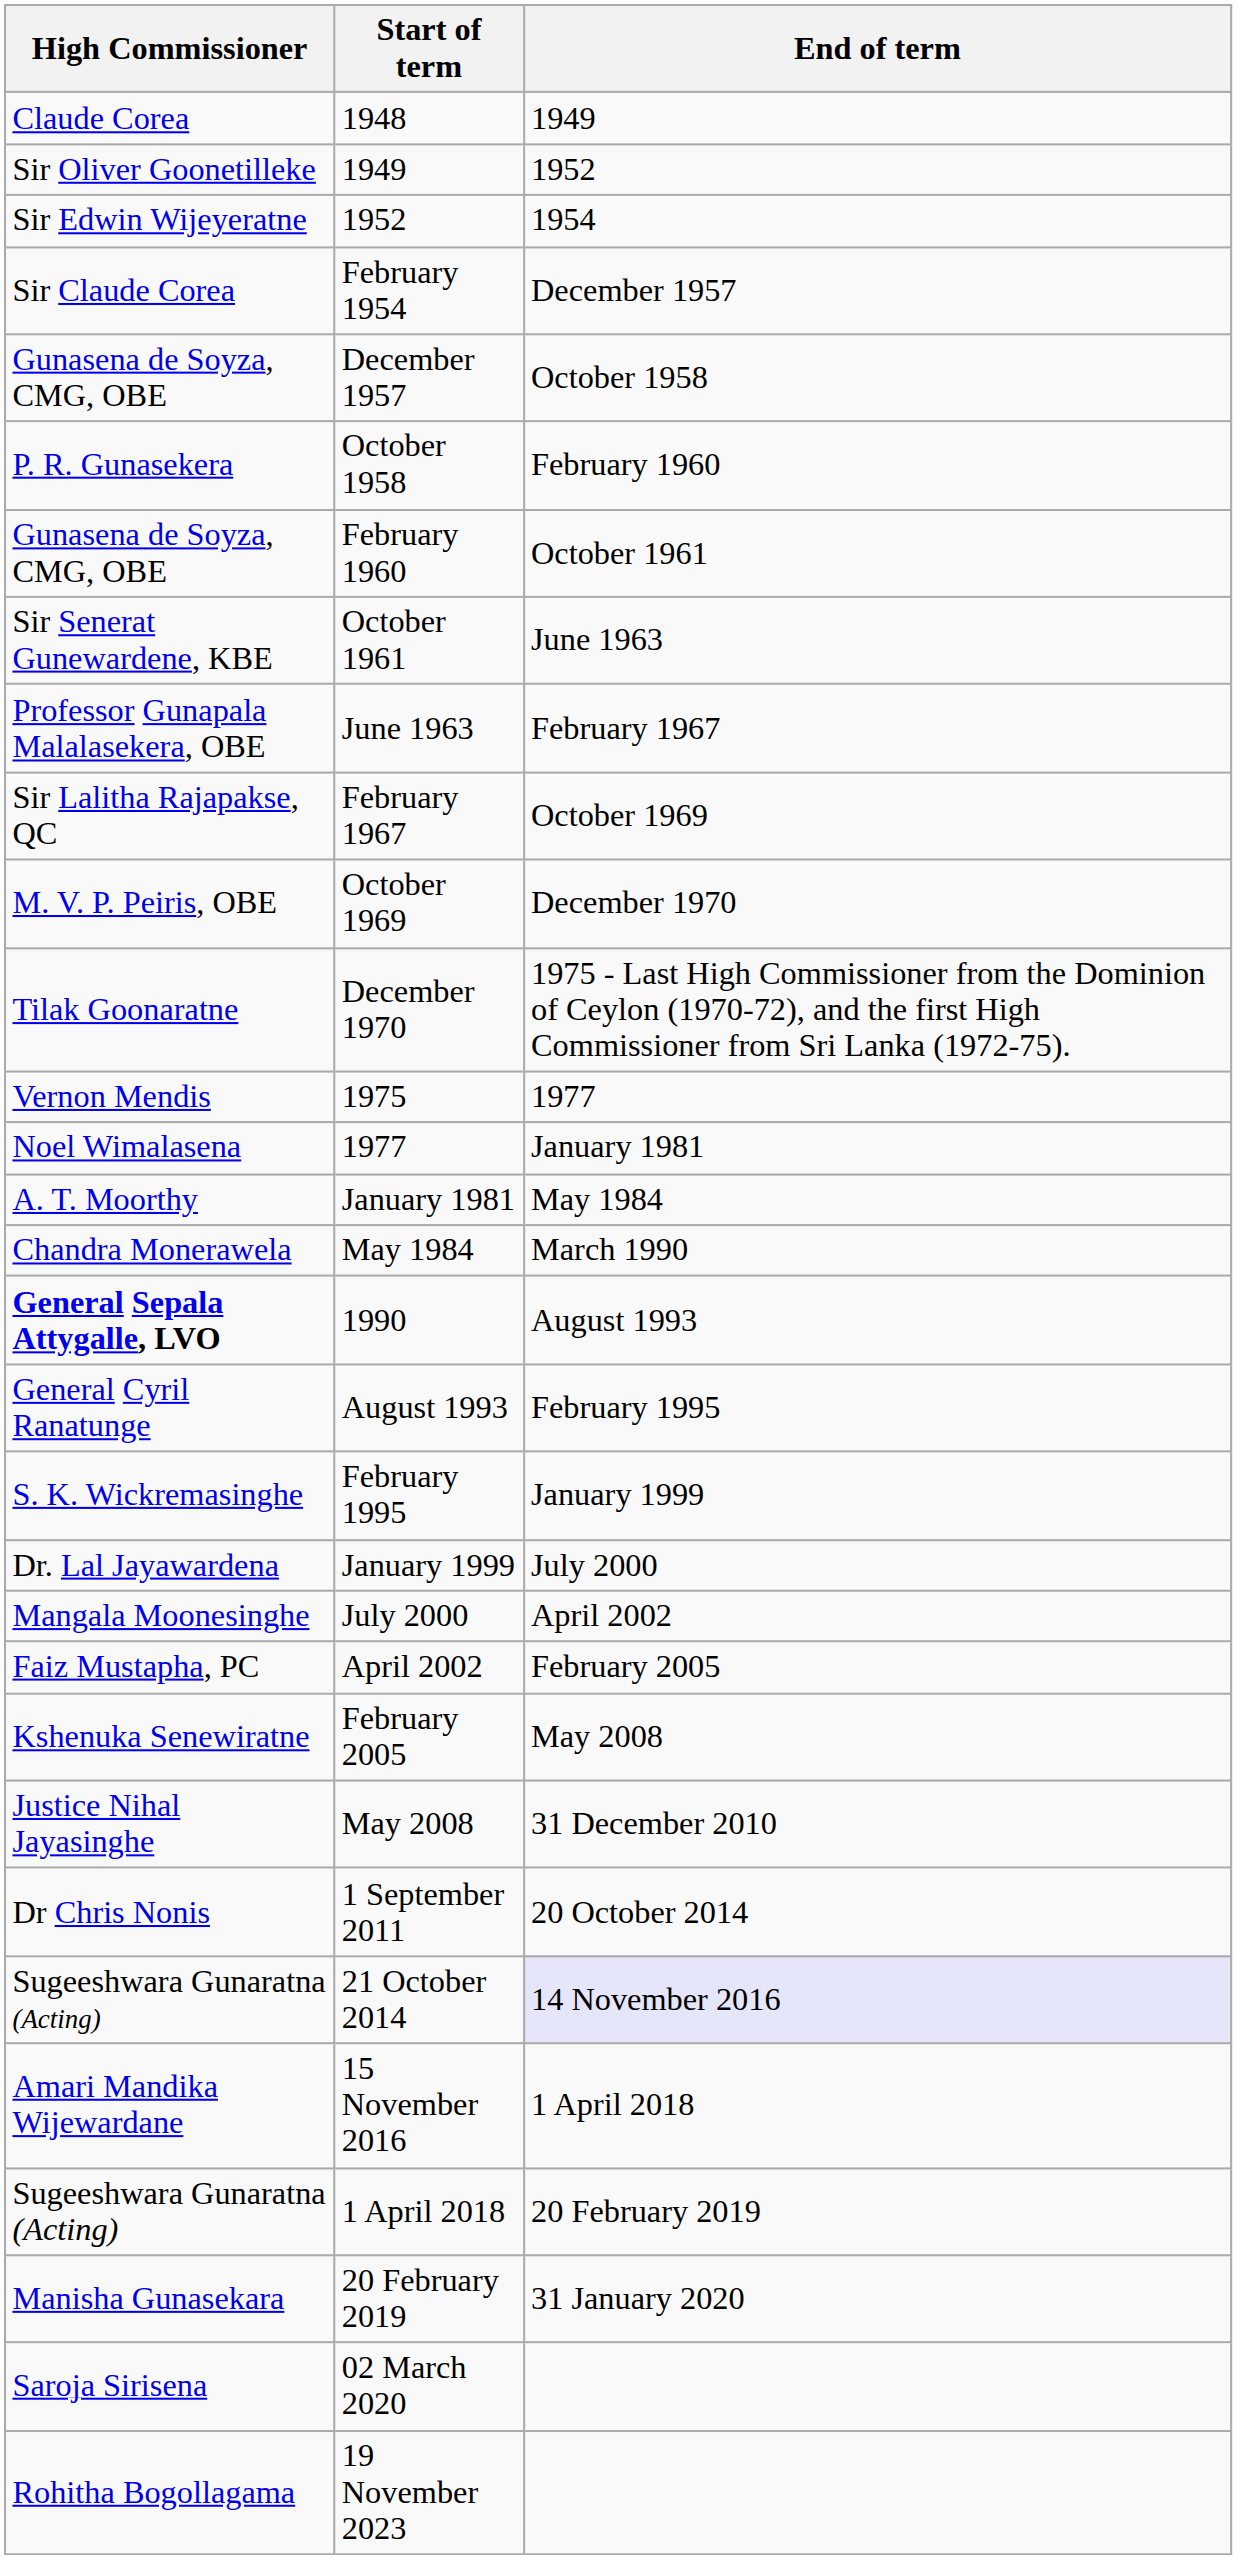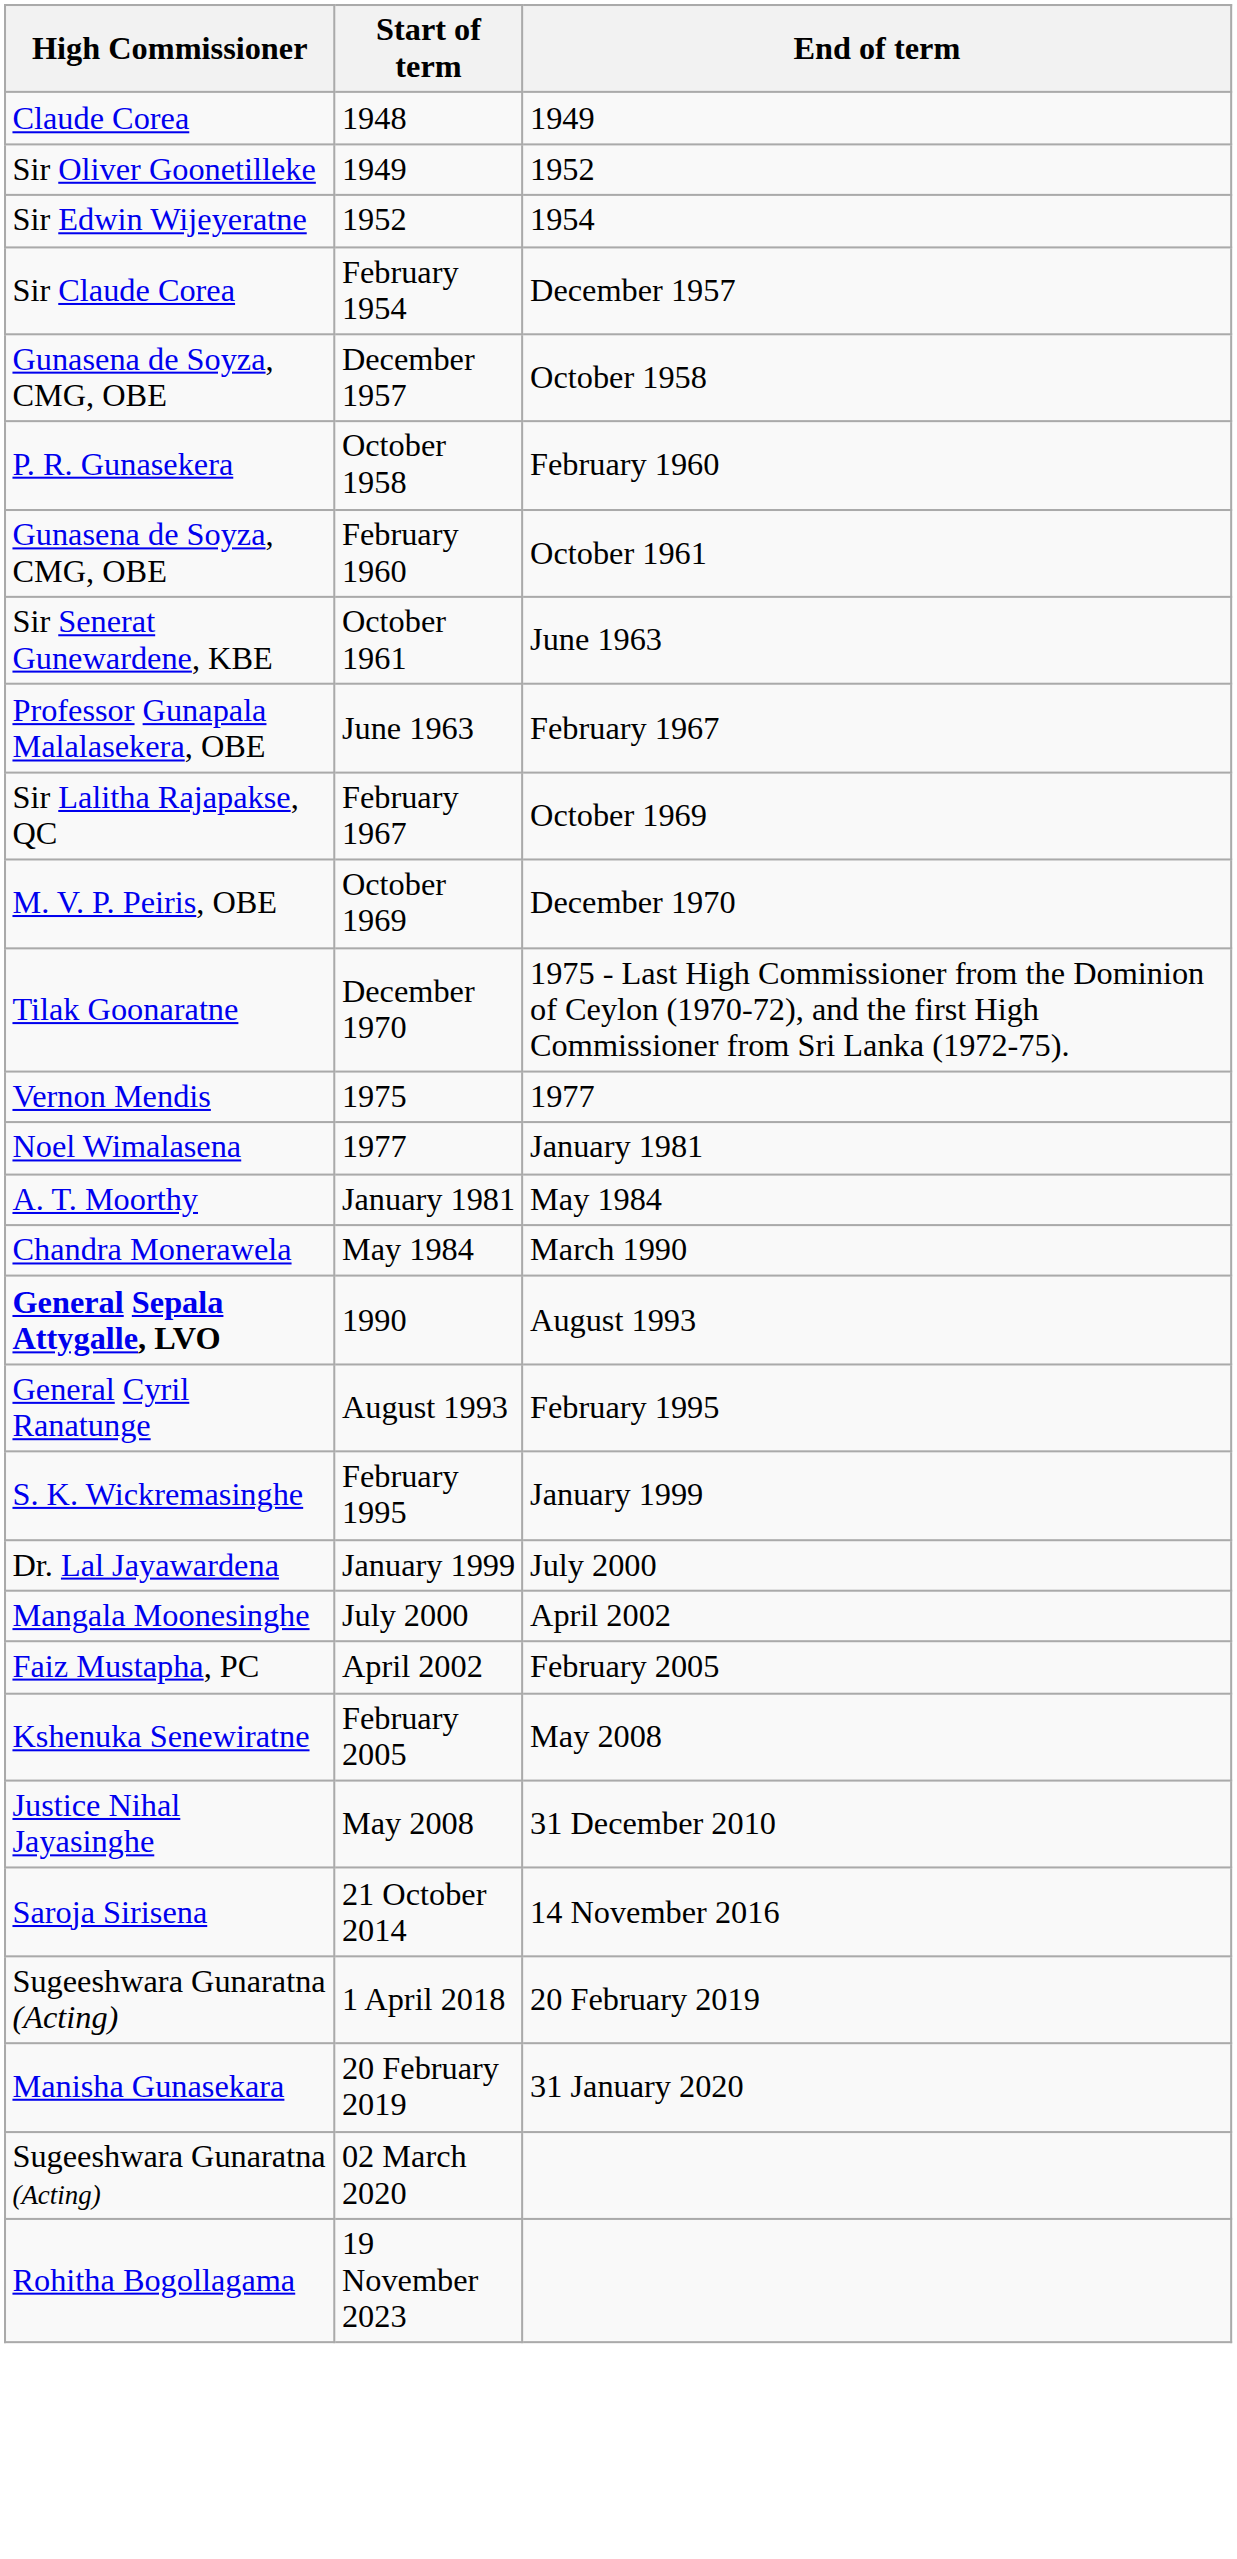- row: (423, 1911)
(169, 1999) Sugeeshwara Gunaratna (Acting) -> (110, 1911) Saroja Sirisena
(656, 1999) lavender background -> (655, 1911) no background
- row: (410, 2104)
(110, 2385) Saroja Sirisena -> (169, 2174) Sugeeshwara Gunaratna (Acting)
